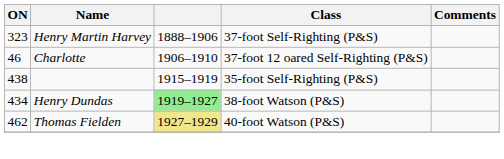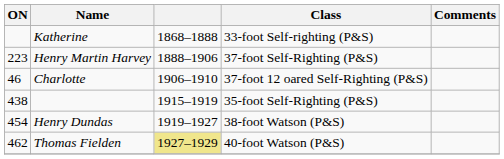+ row: (61, 36)
(18, 36) 323 -> (18, 57) 223
(18, 100) 434 -> (18, 121) 454
(188, 100) lightgreen background -> (188, 121) no background
